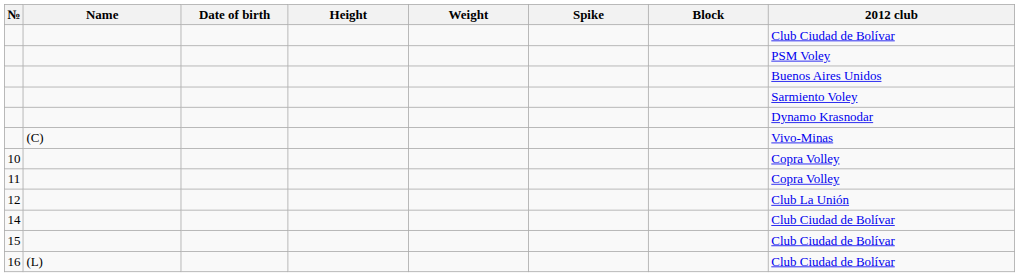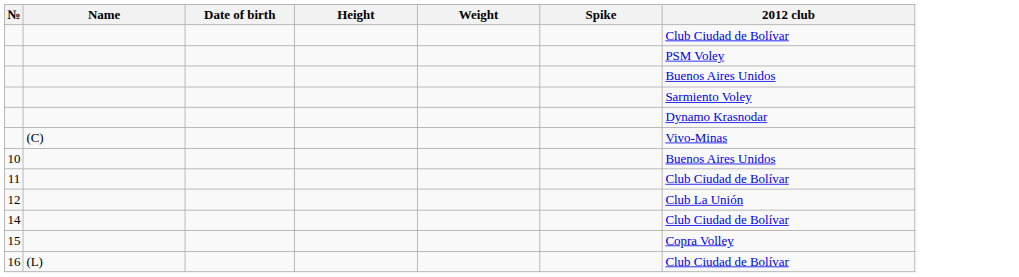- column: (708, 14)
(805, 158) Copra Volley -> (720, 158) Buenos Aires Unidos
(805, 179) Copra Volley -> (727, 179) Club Ciudad de Bolívar
(833, 240) Club Ciudad de Bolívar -> (700, 240) Copra Volley
